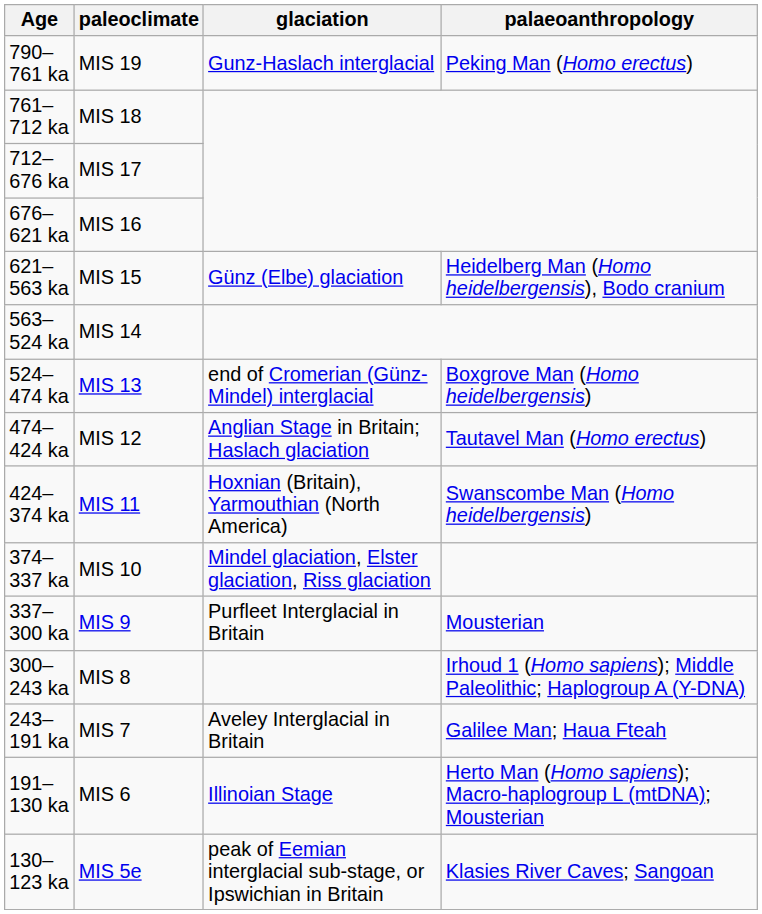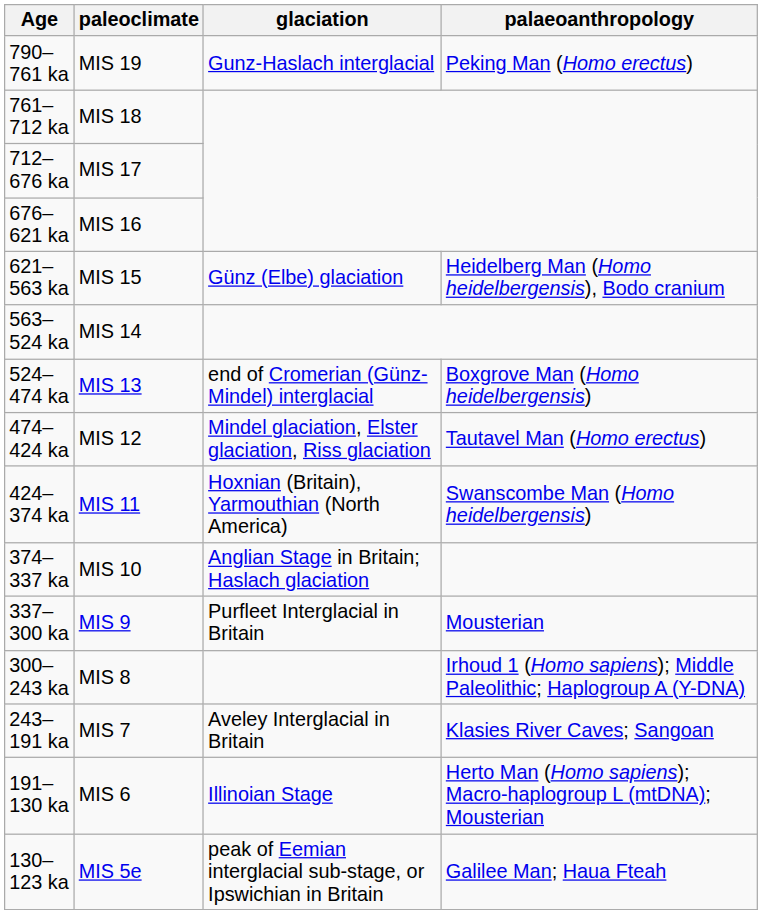(314, 439) Anglian Stage in Britain; Haslach glaciation -> (320, 439) Mindel glaciation, Elster glaciation, Riss glaciation
(320, 569) Mindel glaciation, Elster glaciation, Riss glaciation -> (314, 569) Anglian Stage in Britain; Haslach glaciation
(556, 730) Galilee Man; Haua Fteah -> (580, 730) Klasies River Caves; Sangoan
(580, 871) Klasies River Caves; Sangoan -> (556, 871) Galilee Man; Haua Fteah
